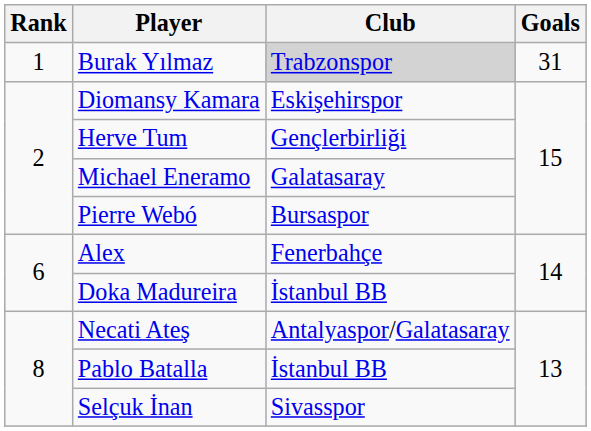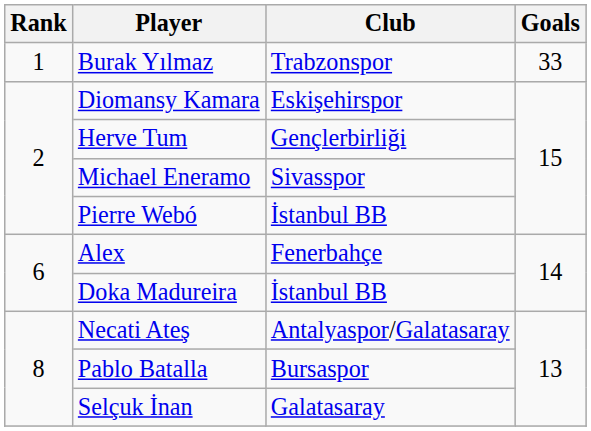(331, 61) lightgrey background -> (331, 61) no background
(550, 61) 31 -> (550, 61) 33
(328, 176) Galatasaray -> (318, 176) Sivasspor
(320, 215) Bursaspor -> (329, 215) İstanbul BB
(329, 368) İstanbul BB -> (320, 368) Bursaspor
(318, 406) Sivasspor -> (328, 406) Galatasaray
